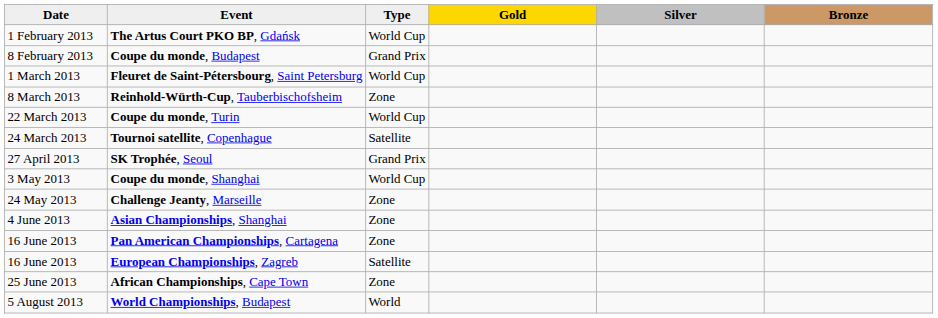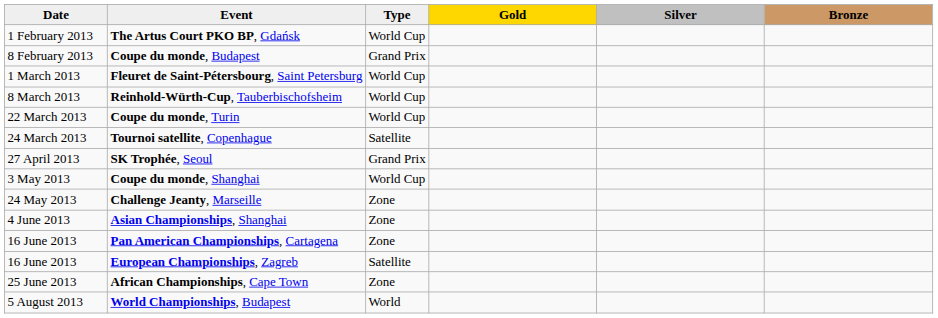(382, 96) Zone -> (397, 96) World Cup
